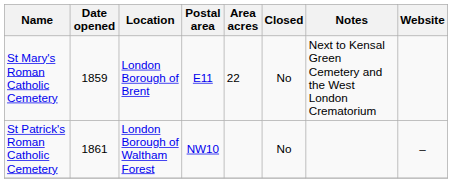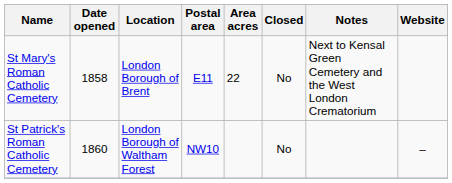(94, 78) 1859 -> (94, 78) 1858
(94, 149) 1861 -> (94, 149) 1860
